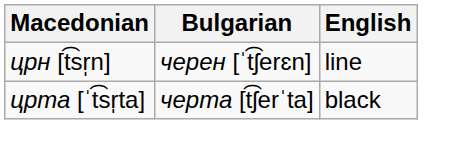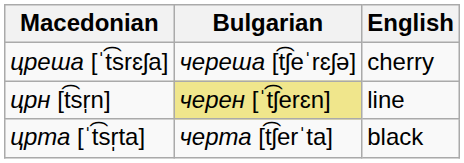+ row: (89, 61)
(236, 61) no background -> (255, 99) khaki background
